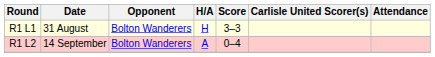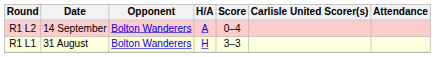rows swapped: (23, 28) <-> (23, 44)
